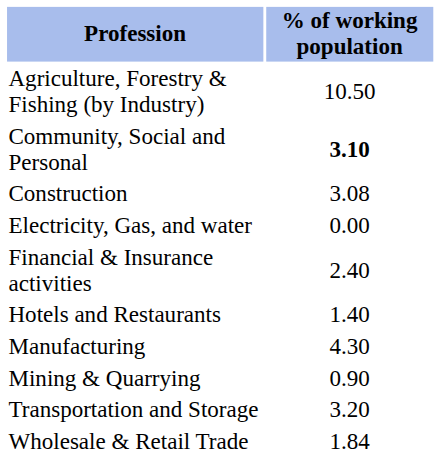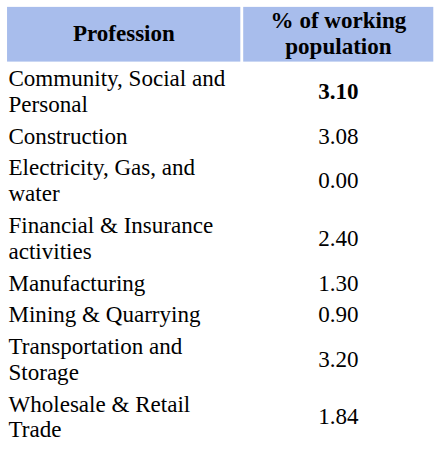- row: (118, 91)
- row: (115, 314)
(350, 346) 4.30 -> (338, 283) 1.30
